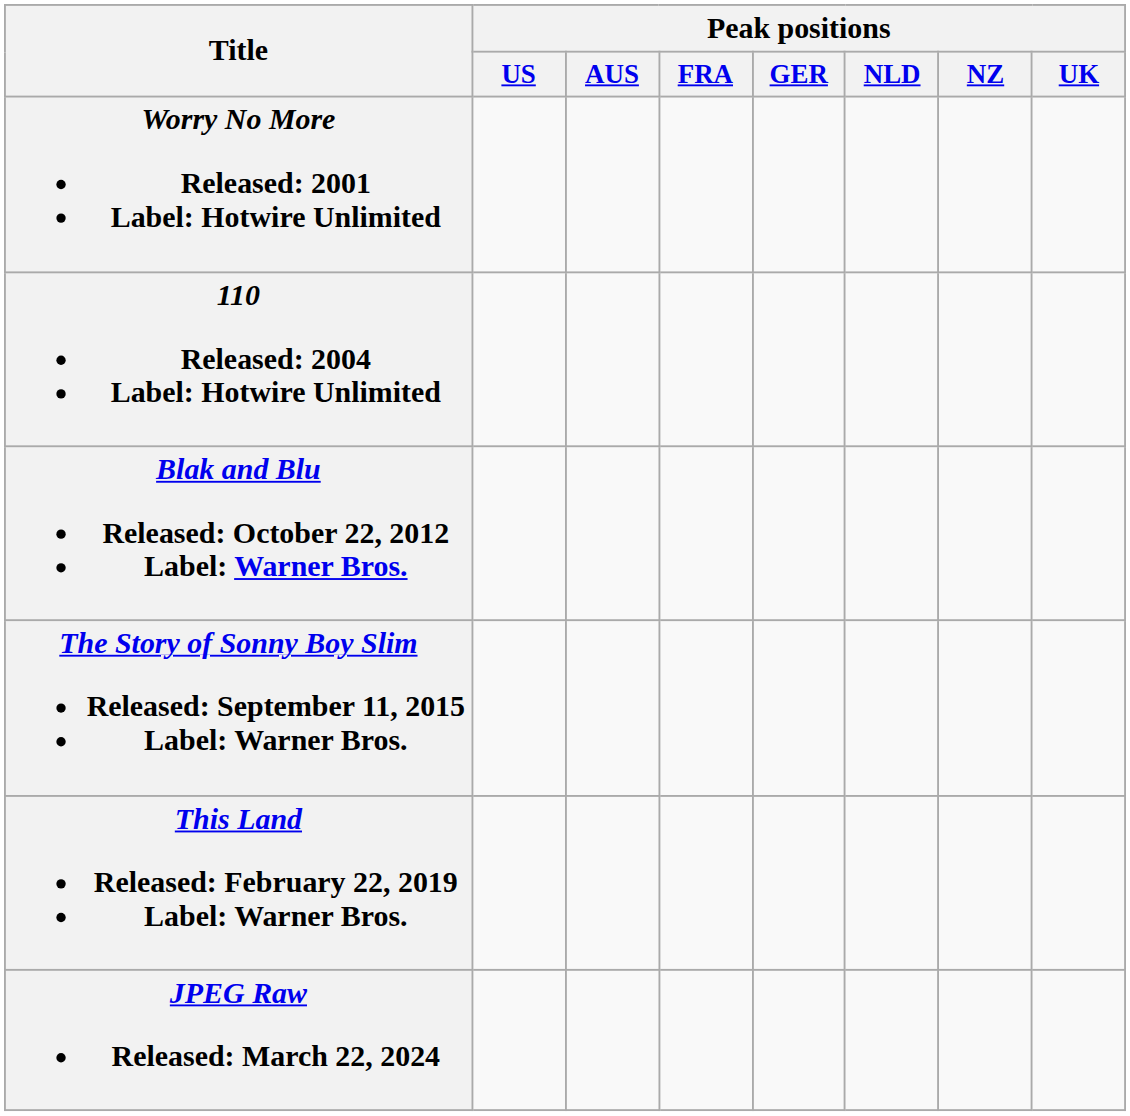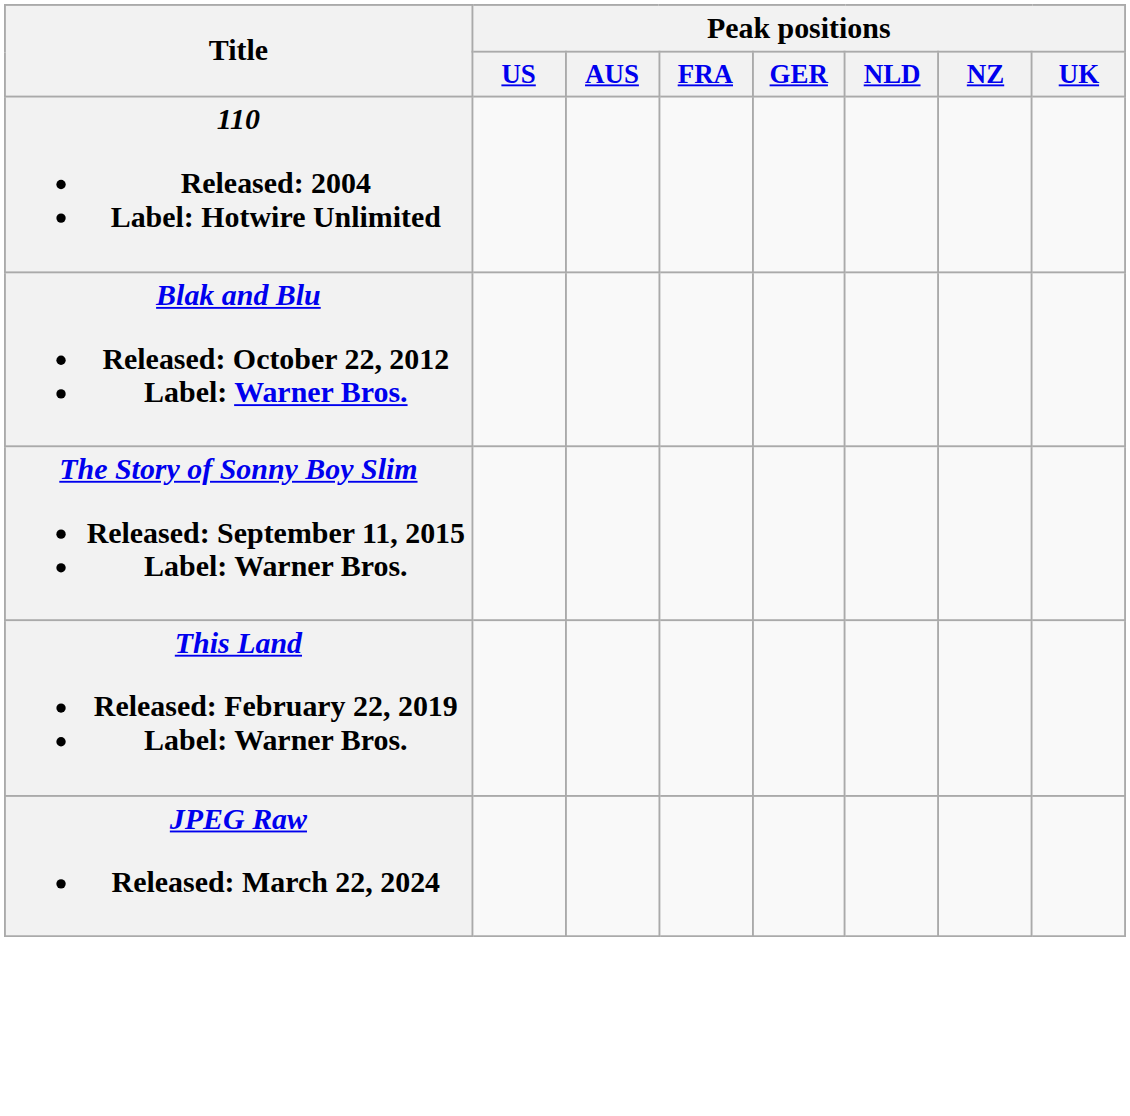- row: (238, 169)
